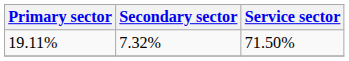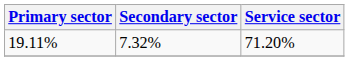(270, 42) 71.50% -> (270, 42) 71.20%
